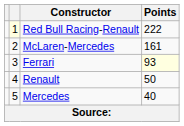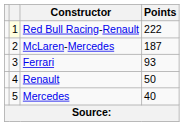(153, 46) 161 -> (153, 46) 187
(150, 63) lightyellow background -> (150, 63) no background
